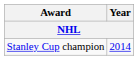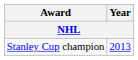(120, 47) 2014 -> (120, 47) 2013
